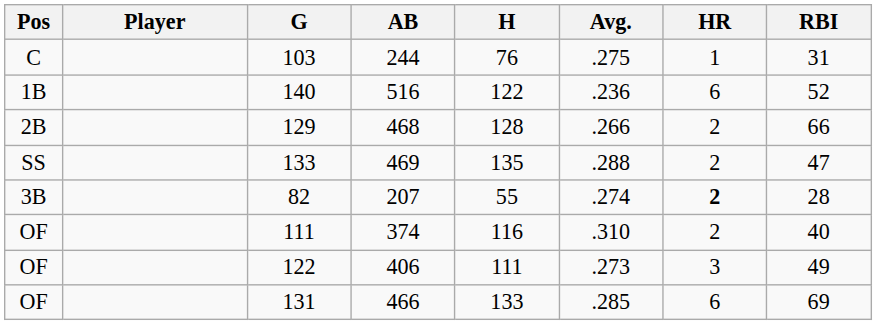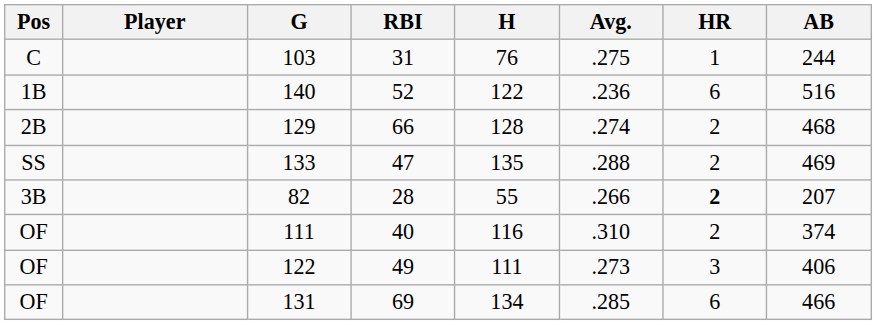columns swapped: (403, 22) <-> (819, 22)
(611, 127) .266 -> (611, 127) .274
(611, 197) .274 -> (611, 197) .266
(507, 302) 133 -> (507, 302) 134
